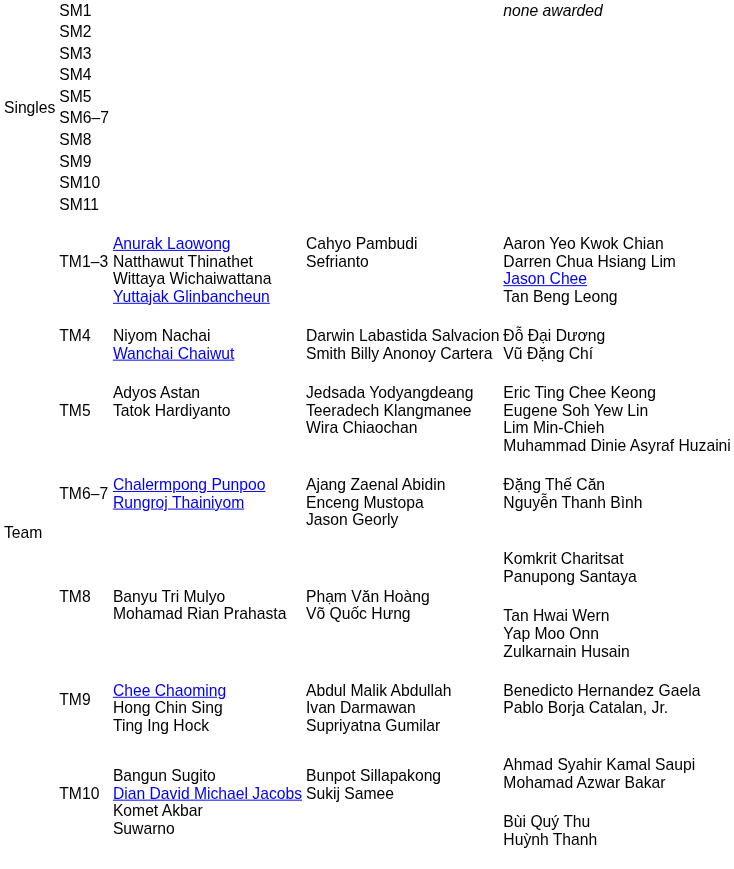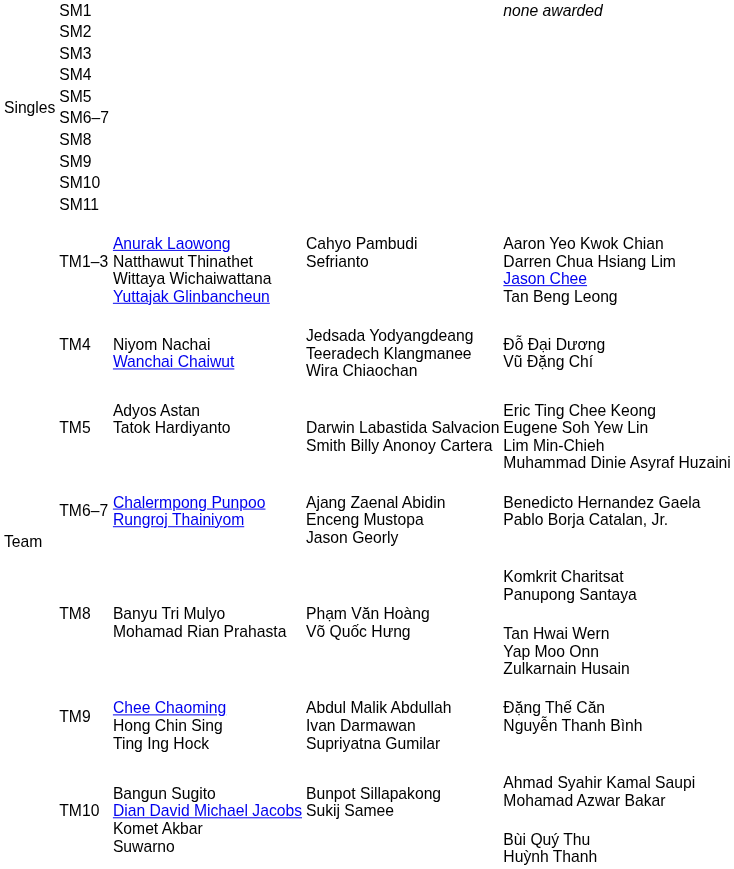(403, 344) Darwin Labastida Salvacion Smith Billy Anonoy Cartera -> (390, 353) Jedsada Yodyangdeang Teeradech Klangmanee Wira Chiaochan
(390, 410) Jedsada Yodyangdeang Teeradech Klangmanee Wira Chiaochan -> (403, 437) Darwin Labastida Salvacion Smith Billy Anonoy Cartera
(573, 493) Đặng Thế Căn Nguyễn Thanh Bình -> (602, 511) Benedicto Hernandez Gaela Pablo Borja Catalan, Jr.
(602, 699) Benedicto Hernandez Gaela Pablo Borja Catalan, Jr. -> (573, 717) Đặng Thế Căn Nguyễn Thanh Bình
